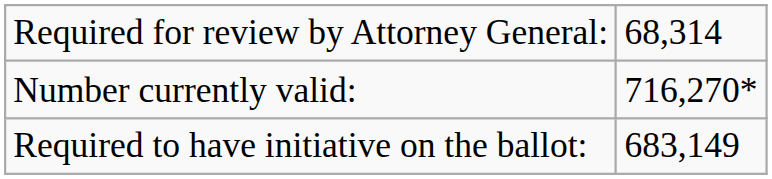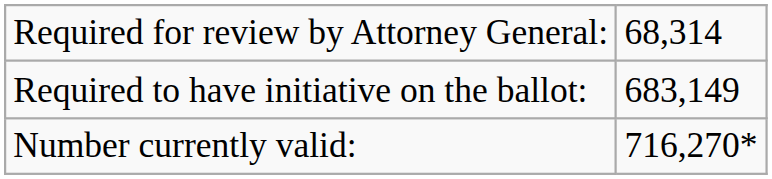rows swapped: (300, 145) <-> (185, 88)
